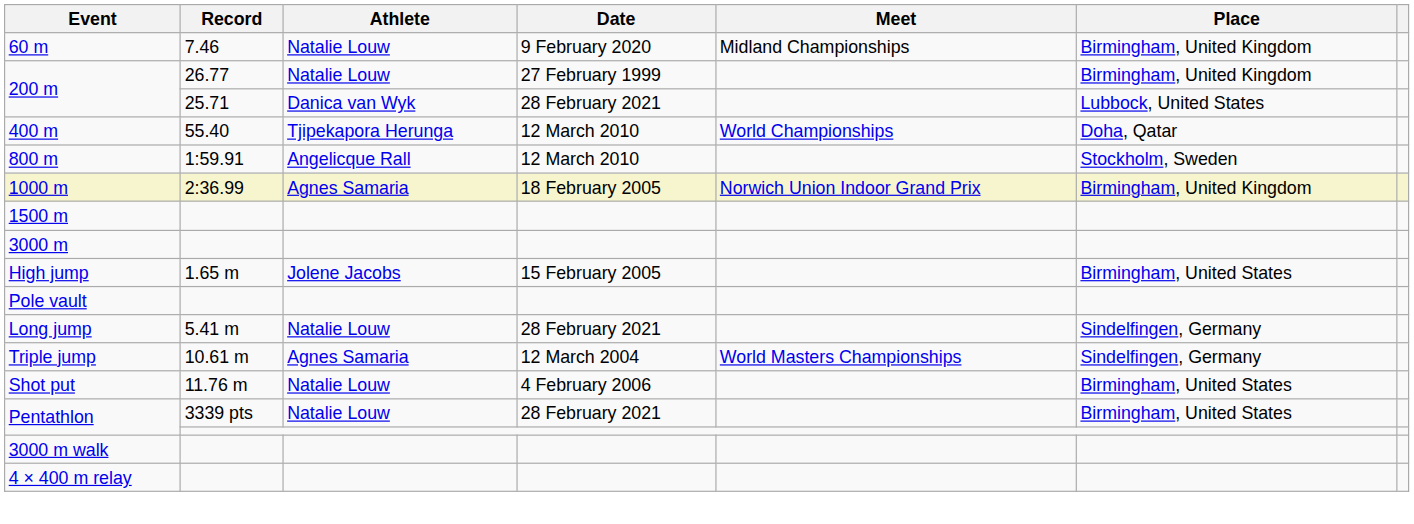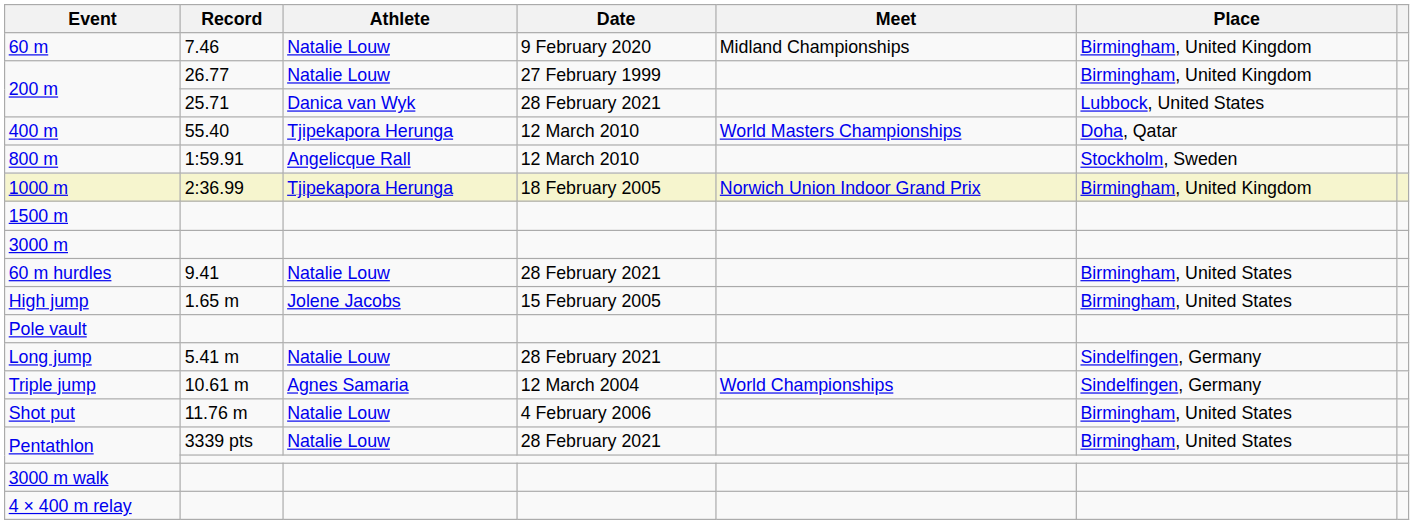(807, 131) World Championships -> (841, 131) World Masters Championships
(348, 188) Agnes Samaria -> (370, 188) Tjipekapora Herunga
+ row: (60, 272)
(841, 357) World Masters Championships -> (807, 385) World Championships
